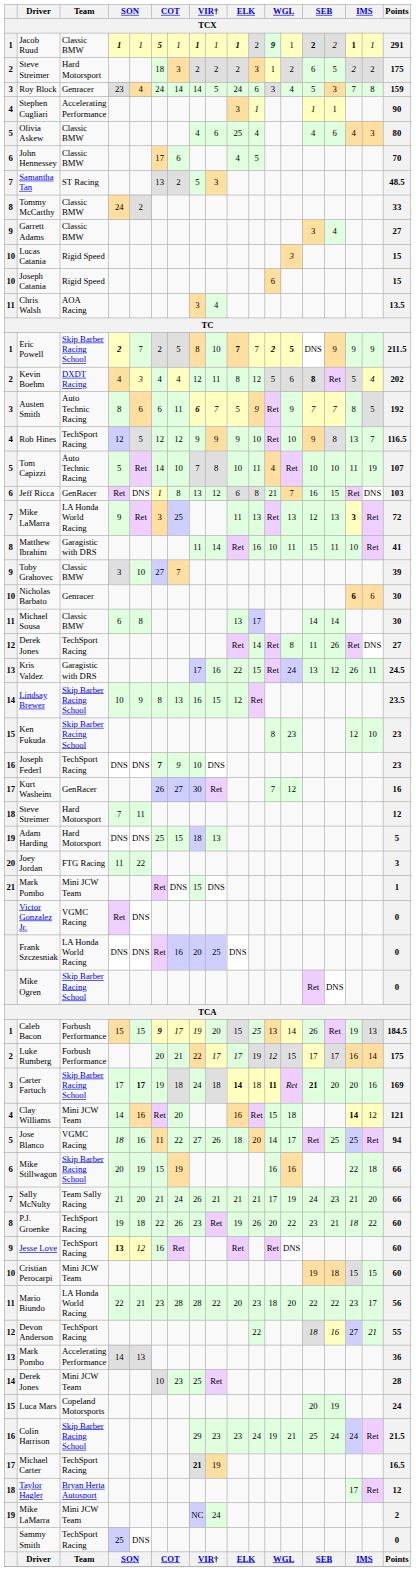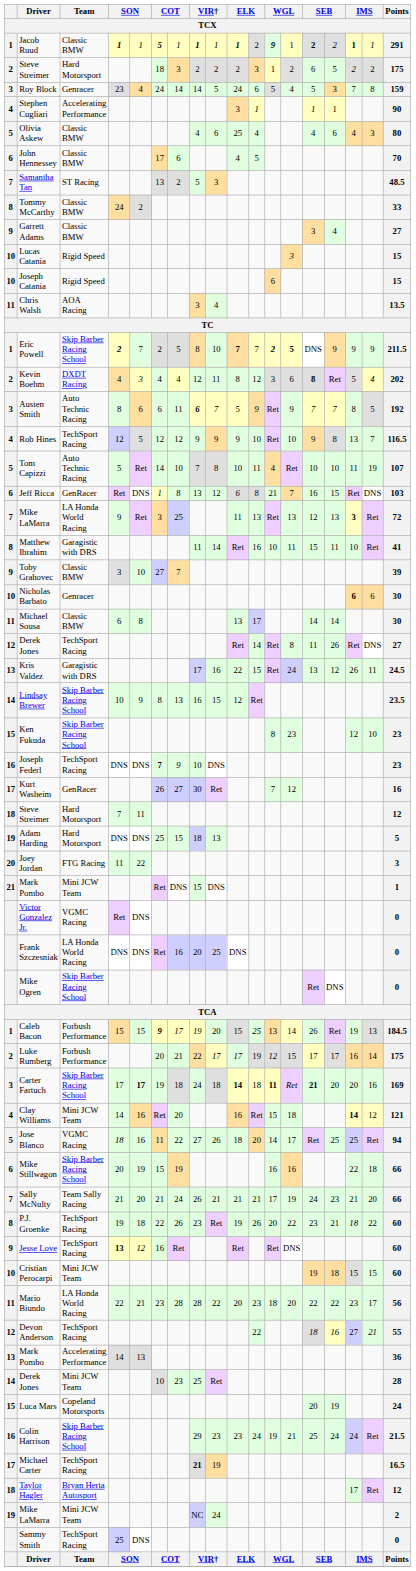(273, 89) 3 -> (273, 89) 5
(273, 379) 5 -> (273, 379) 3
